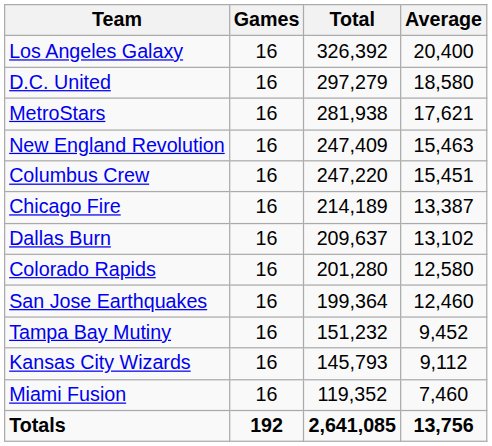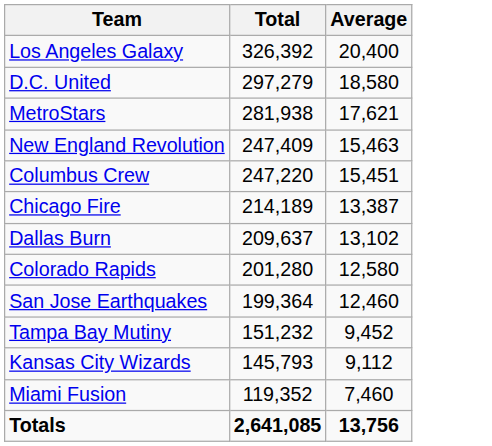- column: (267, 20)
